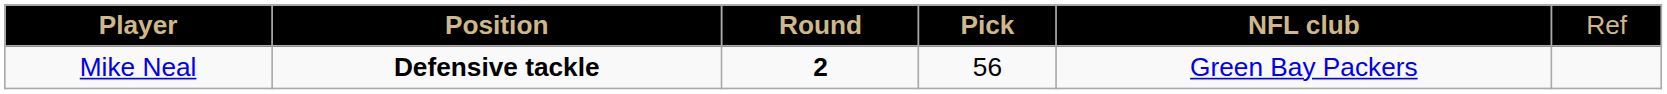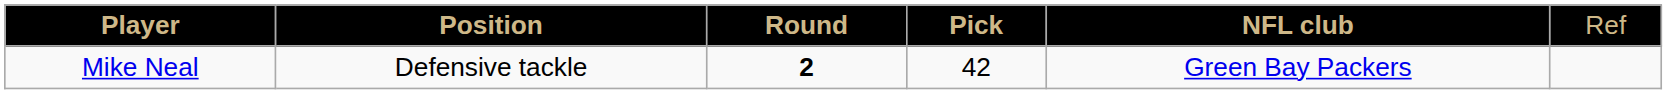(497, 66) bold -> (491, 66) normal
(987, 66) 56 -> (976, 66) 42
